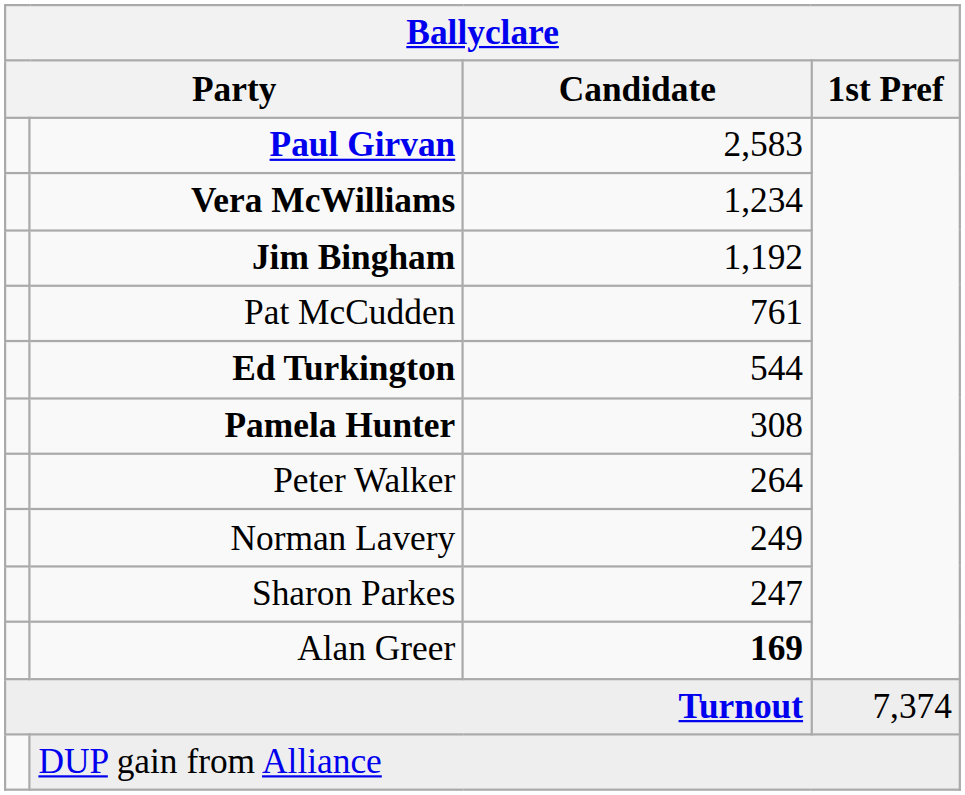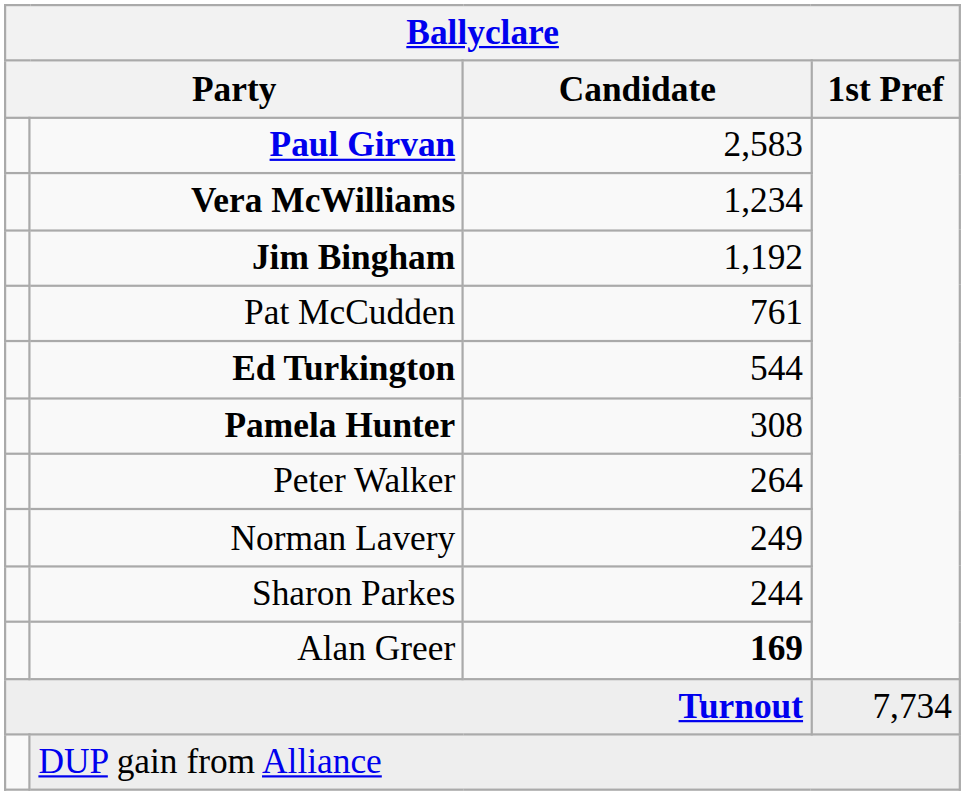(777, 593) 247 -> (777, 593) 244
(912, 705) 7,374 -> (912, 705) 7,734
